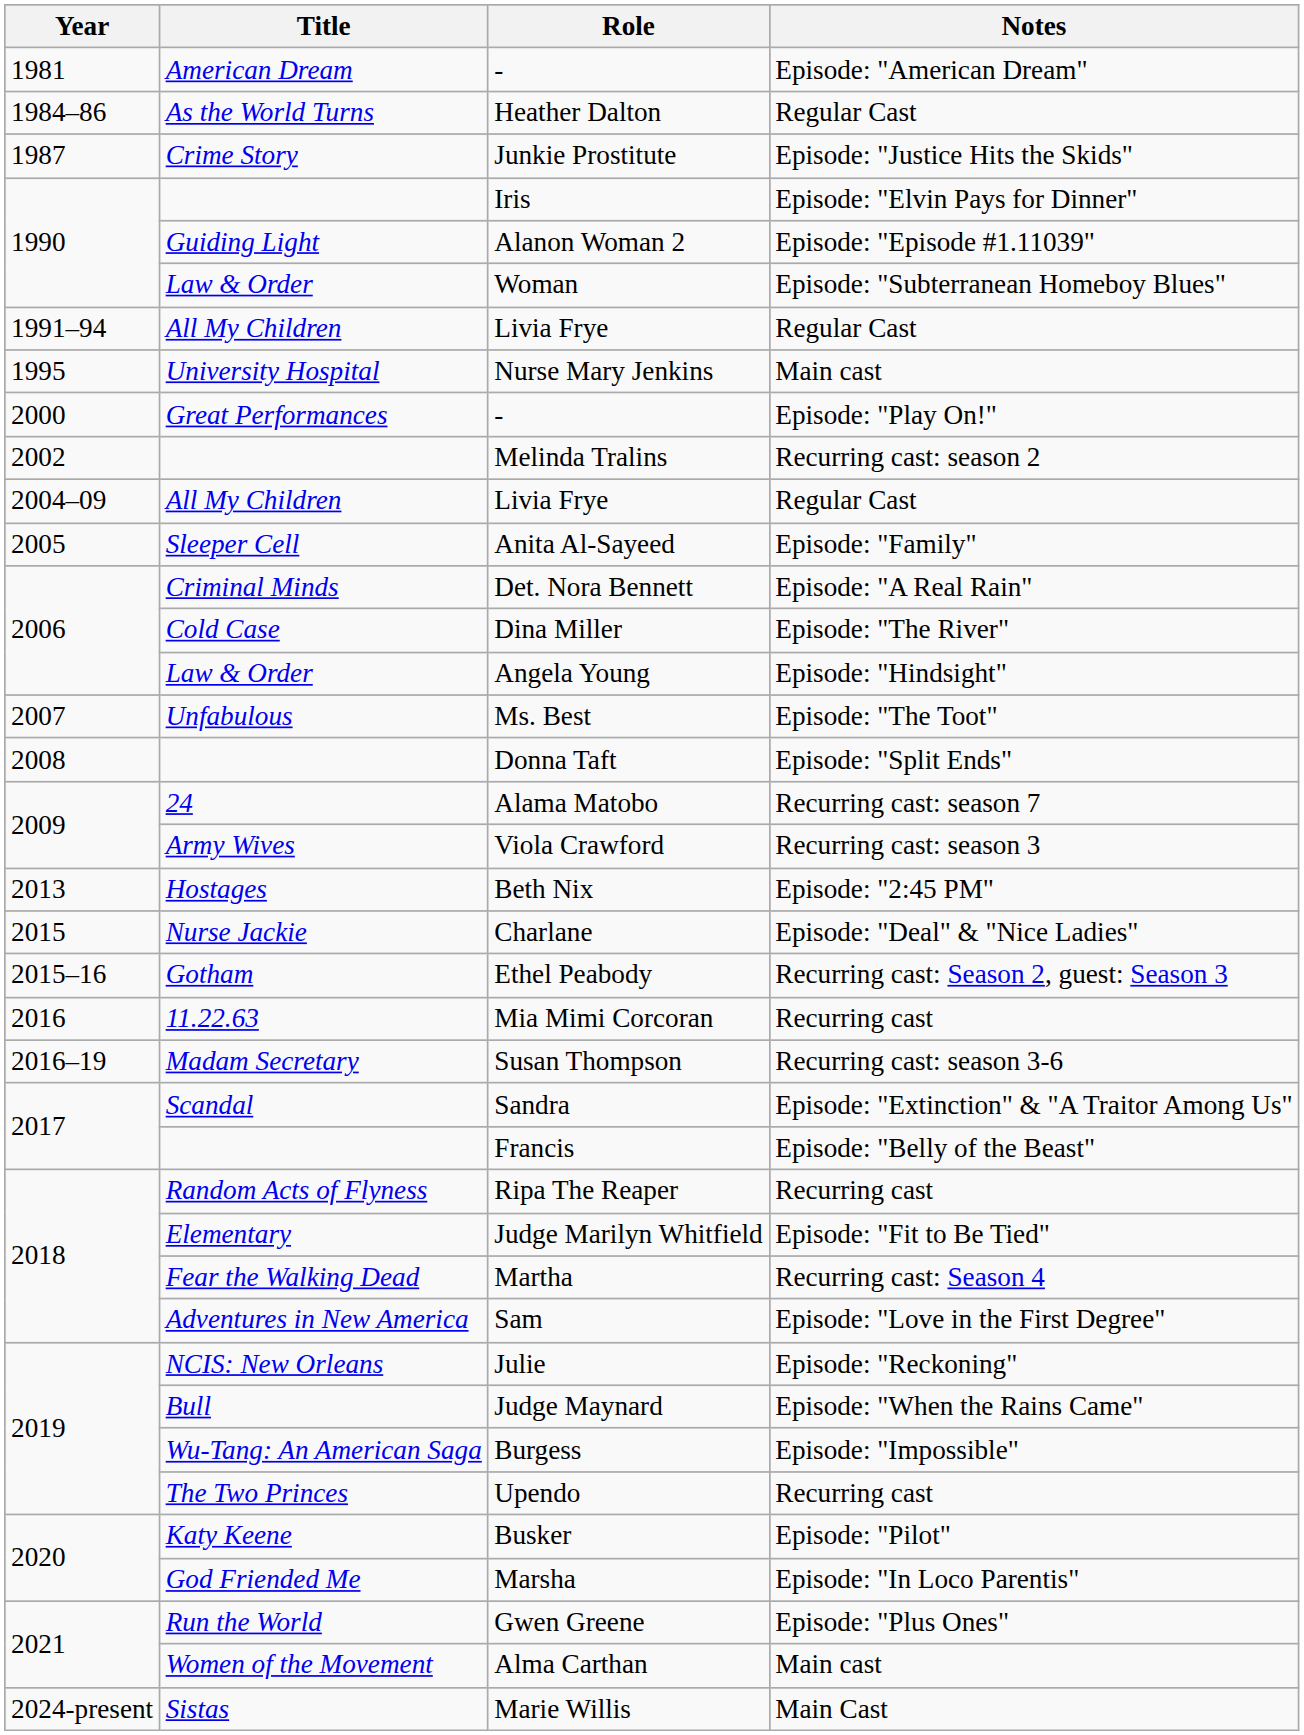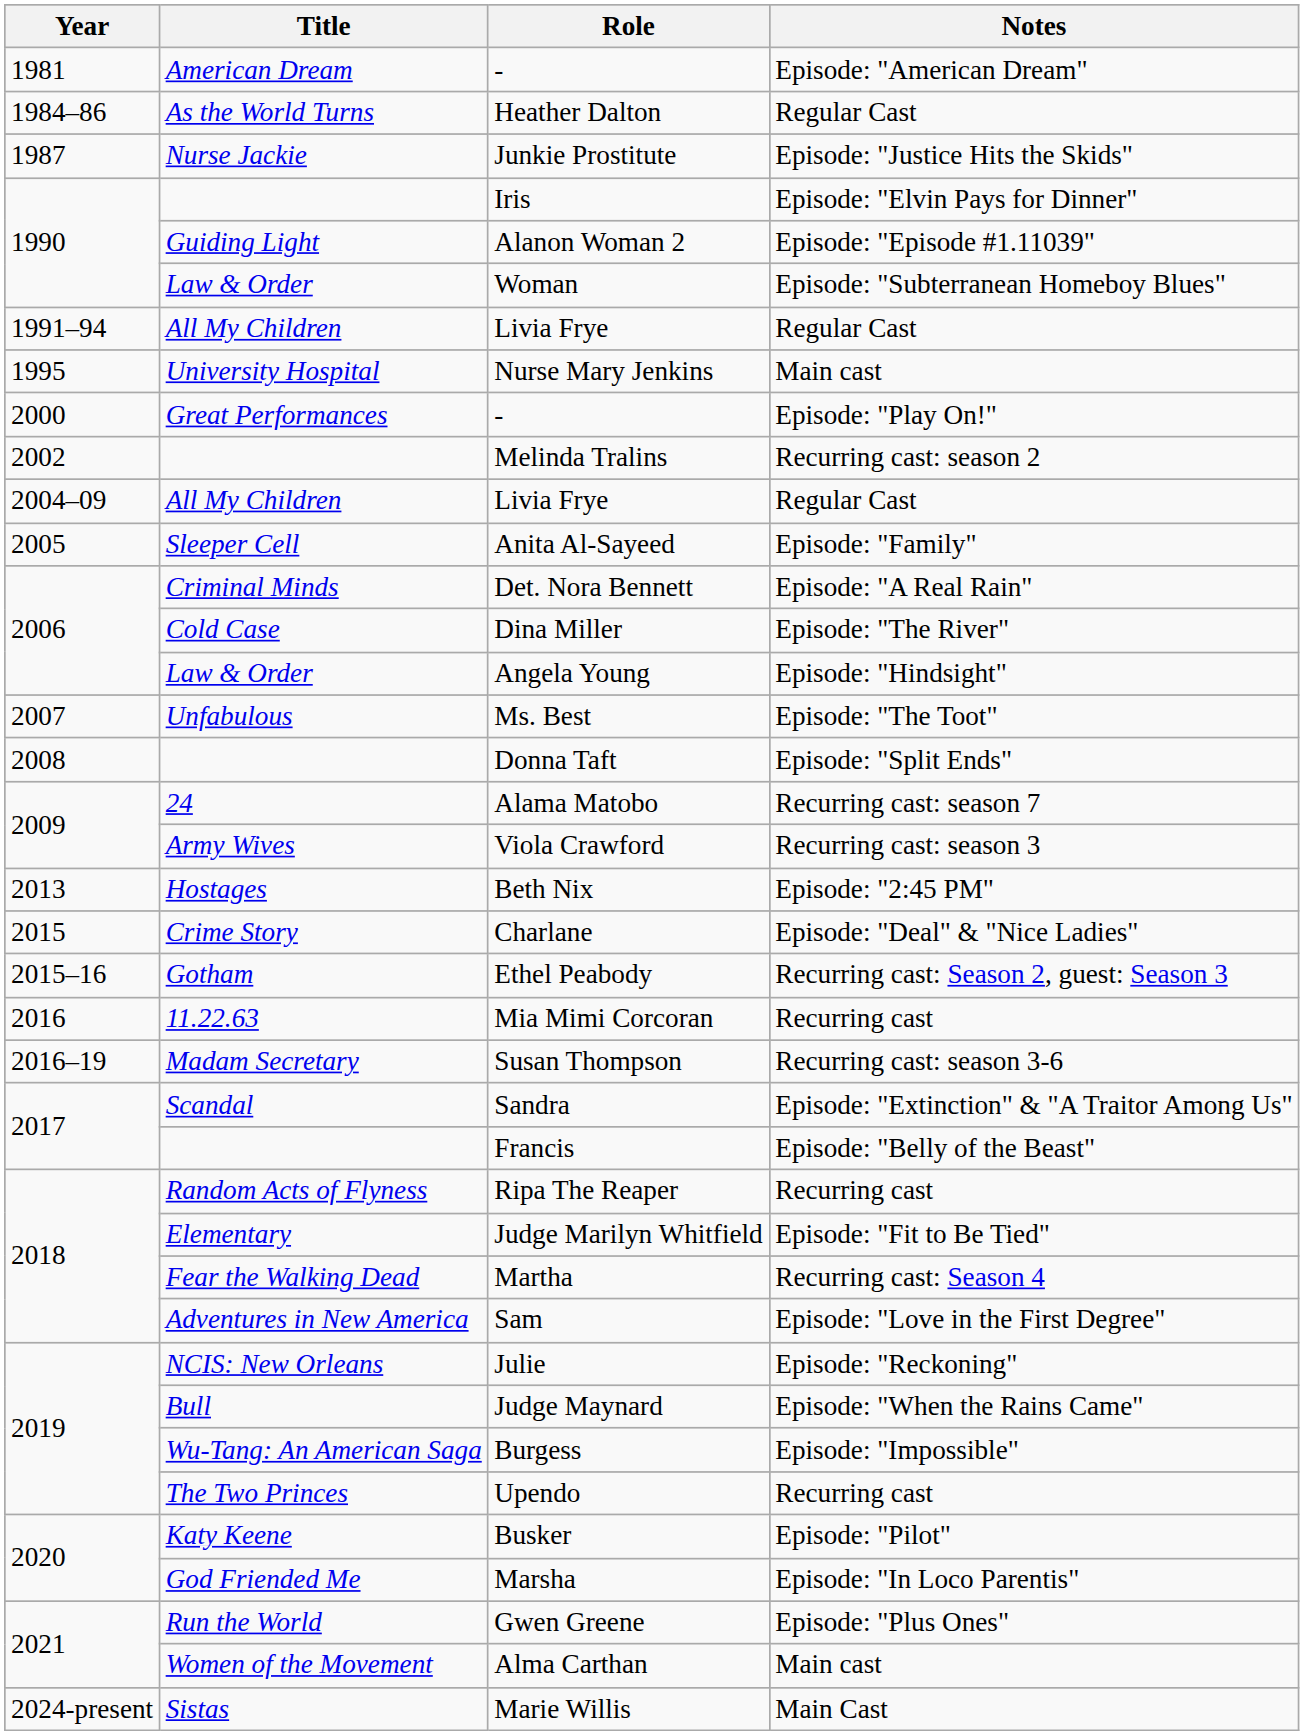(232, 155) Crime Story -> (236, 155) Nurse Jackie
(236, 931) Nurse Jackie -> (232, 931) Crime Story
